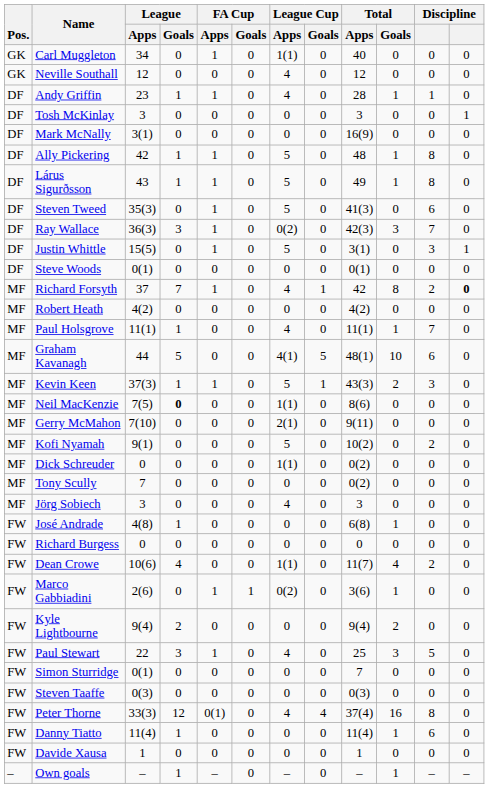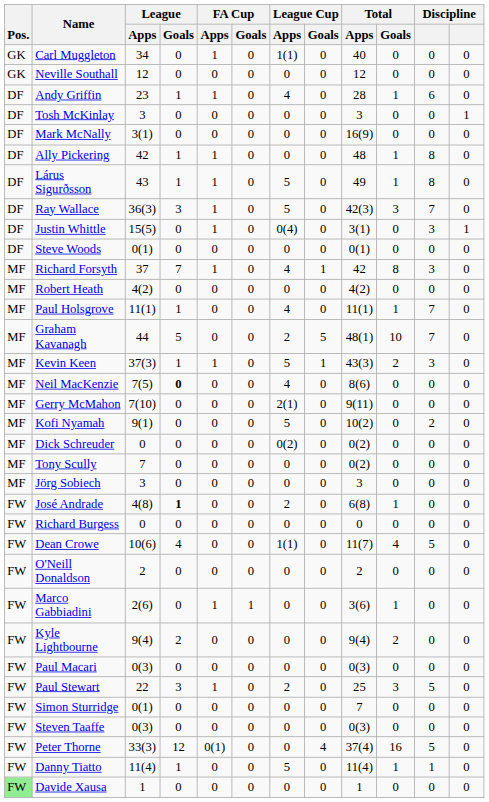(287, 74) 4 -> (287, 74) 0
(432, 94) 1 -> (432, 94) 6
(287, 154) 5 -> (287, 154) 0
- row: (71, 209)
(287, 229) 0(2) -> (287, 209) 5
(287, 249) 5 -> (287, 229) 0(4)
(432, 289) 2 -> (432, 269) 3
(467, 289) bold -> (467, 269) normal
(287, 356) 4(1) -> (287, 336) 2
(432, 356) 6 -> (432, 336) 7
(287, 403) 1(1) -> (287, 383) 4
(287, 463) 1(1) -> (287, 443) 0(2)
(287, 504) 4 -> (287, 483) 0
(178, 524) normal -> (178, 504) bold
(287, 524) 0 -> (287, 504) 2
(432, 564) 2 -> (432, 544) 5
+ row: (63, 571)
(287, 591) 0(2) -> (287, 605) 0
+ row: (66, 666)
(287, 652) 4 -> (287, 687) 2
(287, 712) 4 -> (287, 747) 0
(432, 712) 8 -> (432, 747) 5
(287, 732) 0 -> (287, 767) 5
(432, 732) 6 -> (432, 767) 1
(17, 752) no background -> (17, 787) lightgreen background
- row: (62, 773)
